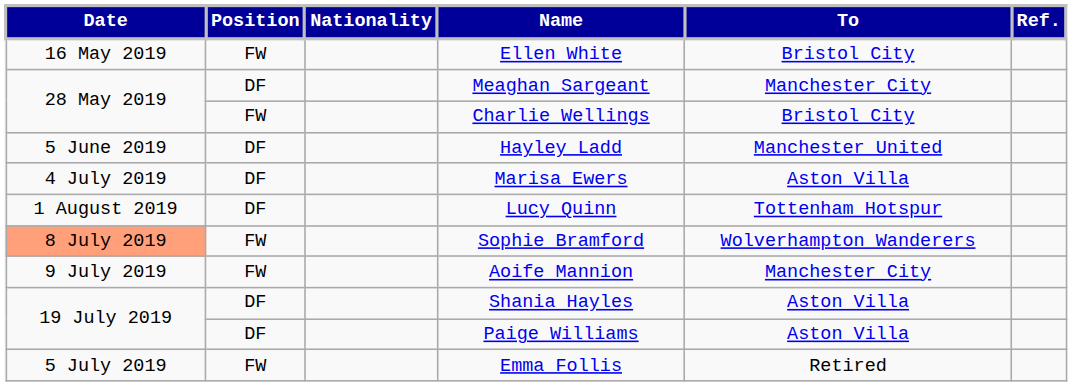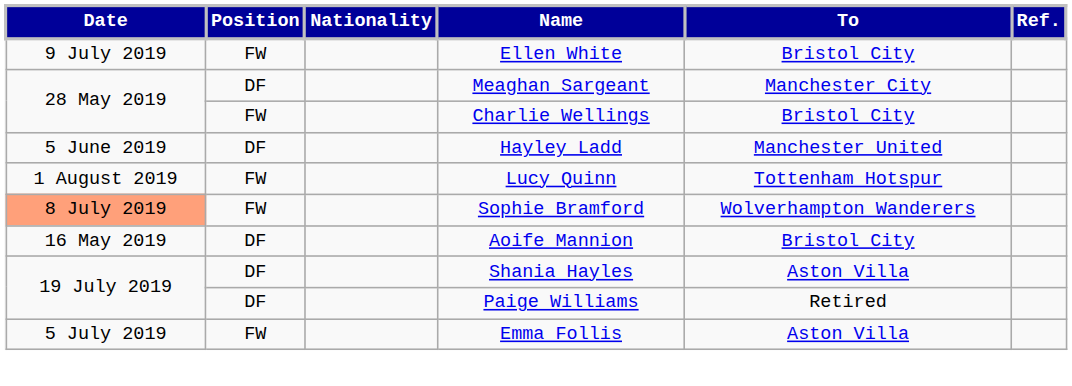(106, 54) 16 May 2019 -> (106, 54) 9 July 2019
- row: (561, 178)
(255, 210) DF -> (255, 178) FW
(106, 272) 9 July 2019 -> (106, 241) 16 May 2019
(255, 272) FW -> (255, 241) DF
(848, 272) Manchester City -> (848, 241) Bristol City
(848, 334) Aston Villa -> (848, 303) Retired
(848, 365) Retired -> (848, 334) Aston Villa
